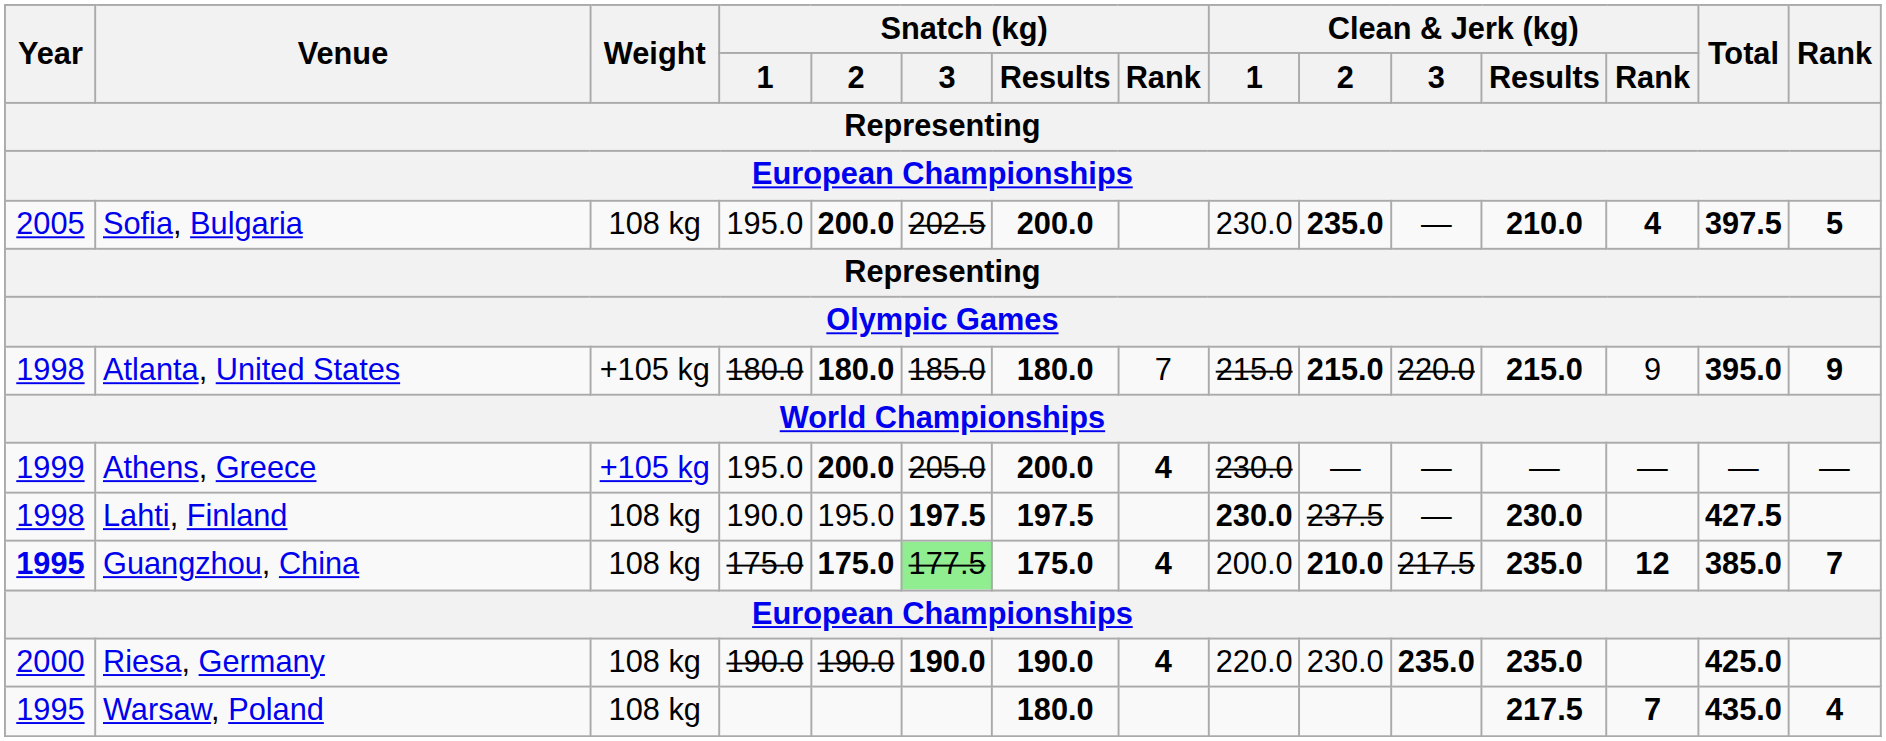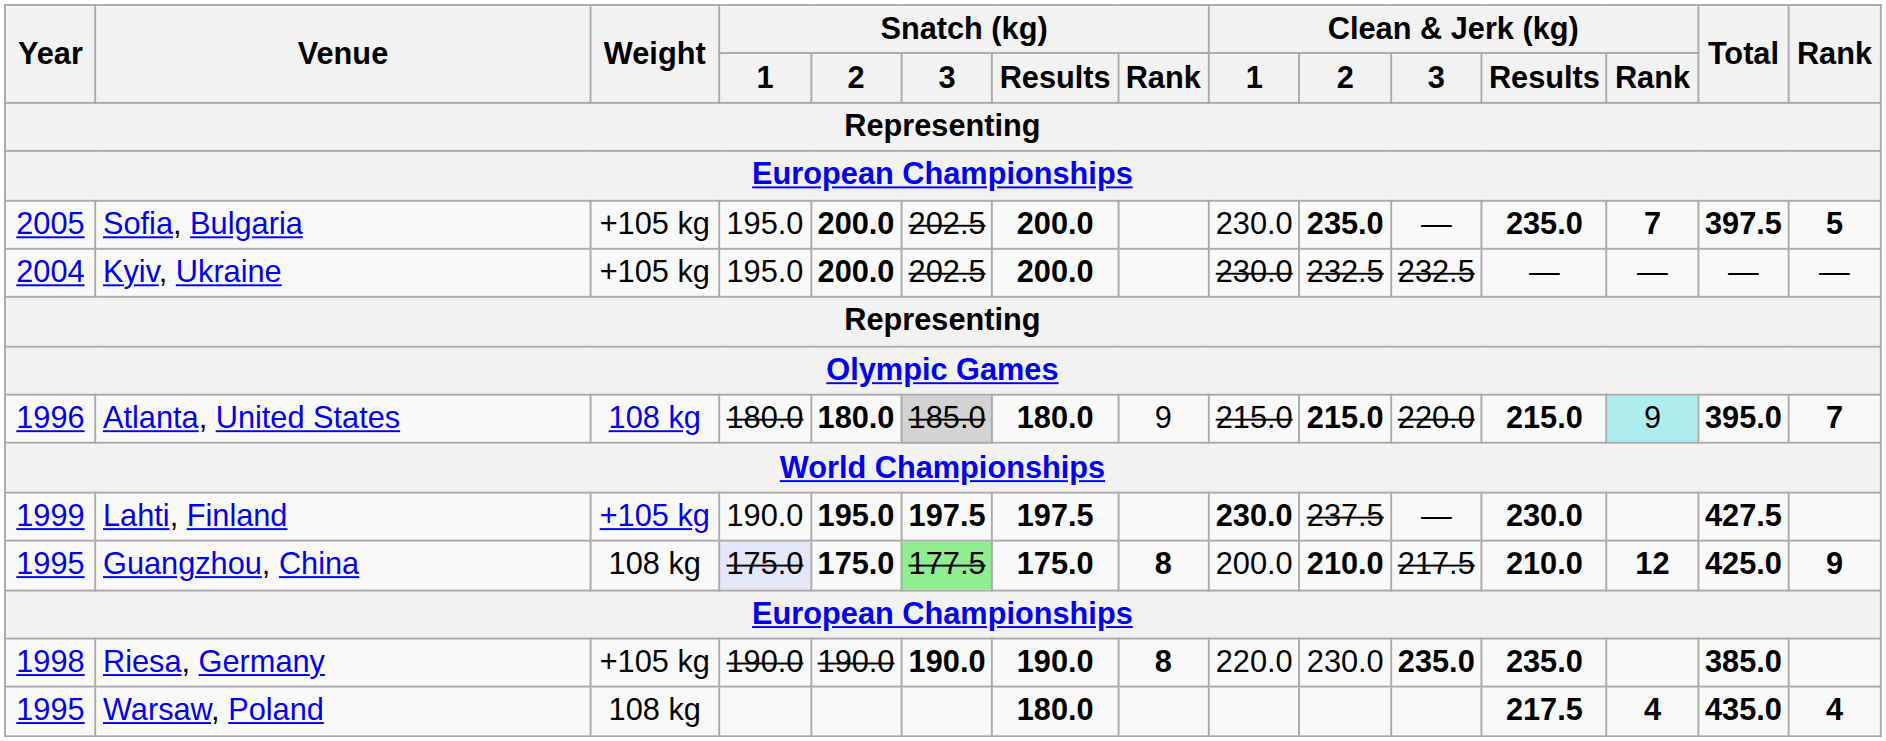(655, 223) 108 kg -> (655, 223) +105 kg
(1544, 223) 210.0 -> (1544, 223) 235.0
(1652, 223) 4 -> (1652, 223) 7
+ row: (192, 272)
(50, 369) 1998 -> (50, 418) 1996
(655, 369) +105 kg -> (655, 418) 108 kg
(947, 369) no background -> (947, 418) lightgrey background
(1163, 369) 7 -> (1163, 418) 9
(1652, 369) no background -> (1652, 418) paleturquoise background
(1834, 369) 9 -> (1834, 418) 7
- row: (210, 467)
(50, 516) 1998 -> (50, 516) 1999
(655, 516) 108 kg -> (655, 516) +105 kg
(856, 516) normal -> (856, 516) bold
(50, 564) bold -> (50, 564) normal
(765, 564) no background -> (765, 564) lavender background
(1163, 564) 4 -> (1163, 564) 8
(1544, 564) 235.0 -> (1544, 564) 210.0
(1743, 564) 385.0 -> (1743, 564) 425.0
(1834, 564) 7 -> (1834, 564) 9
(50, 662) 2000 -> (50, 662) 1998
(655, 662) 108 kg -> (655, 662) +105 kg
(1163, 662) 4 -> (1163, 662) 8
(1743, 662) 425.0 -> (1743, 662) 385.0
(1652, 710) 7 -> (1652, 710) 4
